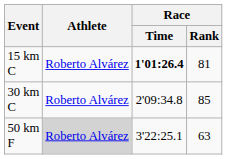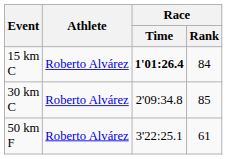(204, 64) 81 -> (204, 64) 84
(87, 136) lightgrey background -> (87, 136) no background
(204, 136) 63 -> (204, 136) 61
